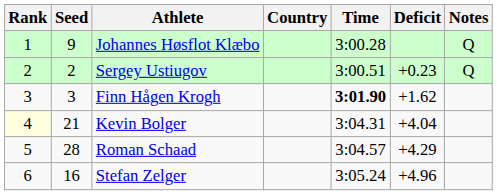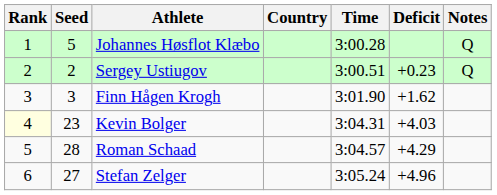(72, 44) 9 -> (72, 44) 5
(361, 96) bold -> (360, 96) normal
(72, 123) 21 -> (72, 123) 23
(417, 123) +4.04 -> (417, 123) +4.03
(72, 176) 16 -> (72, 176) 27
